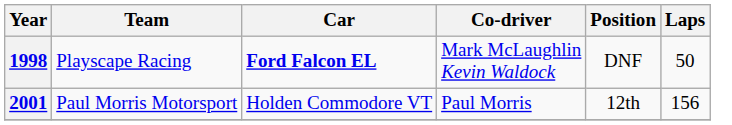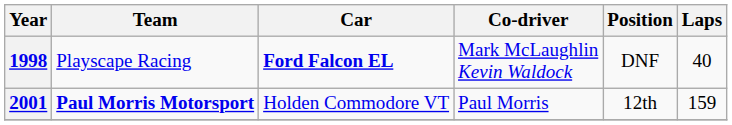(685, 61) 50 -> (702, 61) 40
(147, 103) normal -> (155, 103) bold
(685, 103) 156 -> (702, 103) 159
